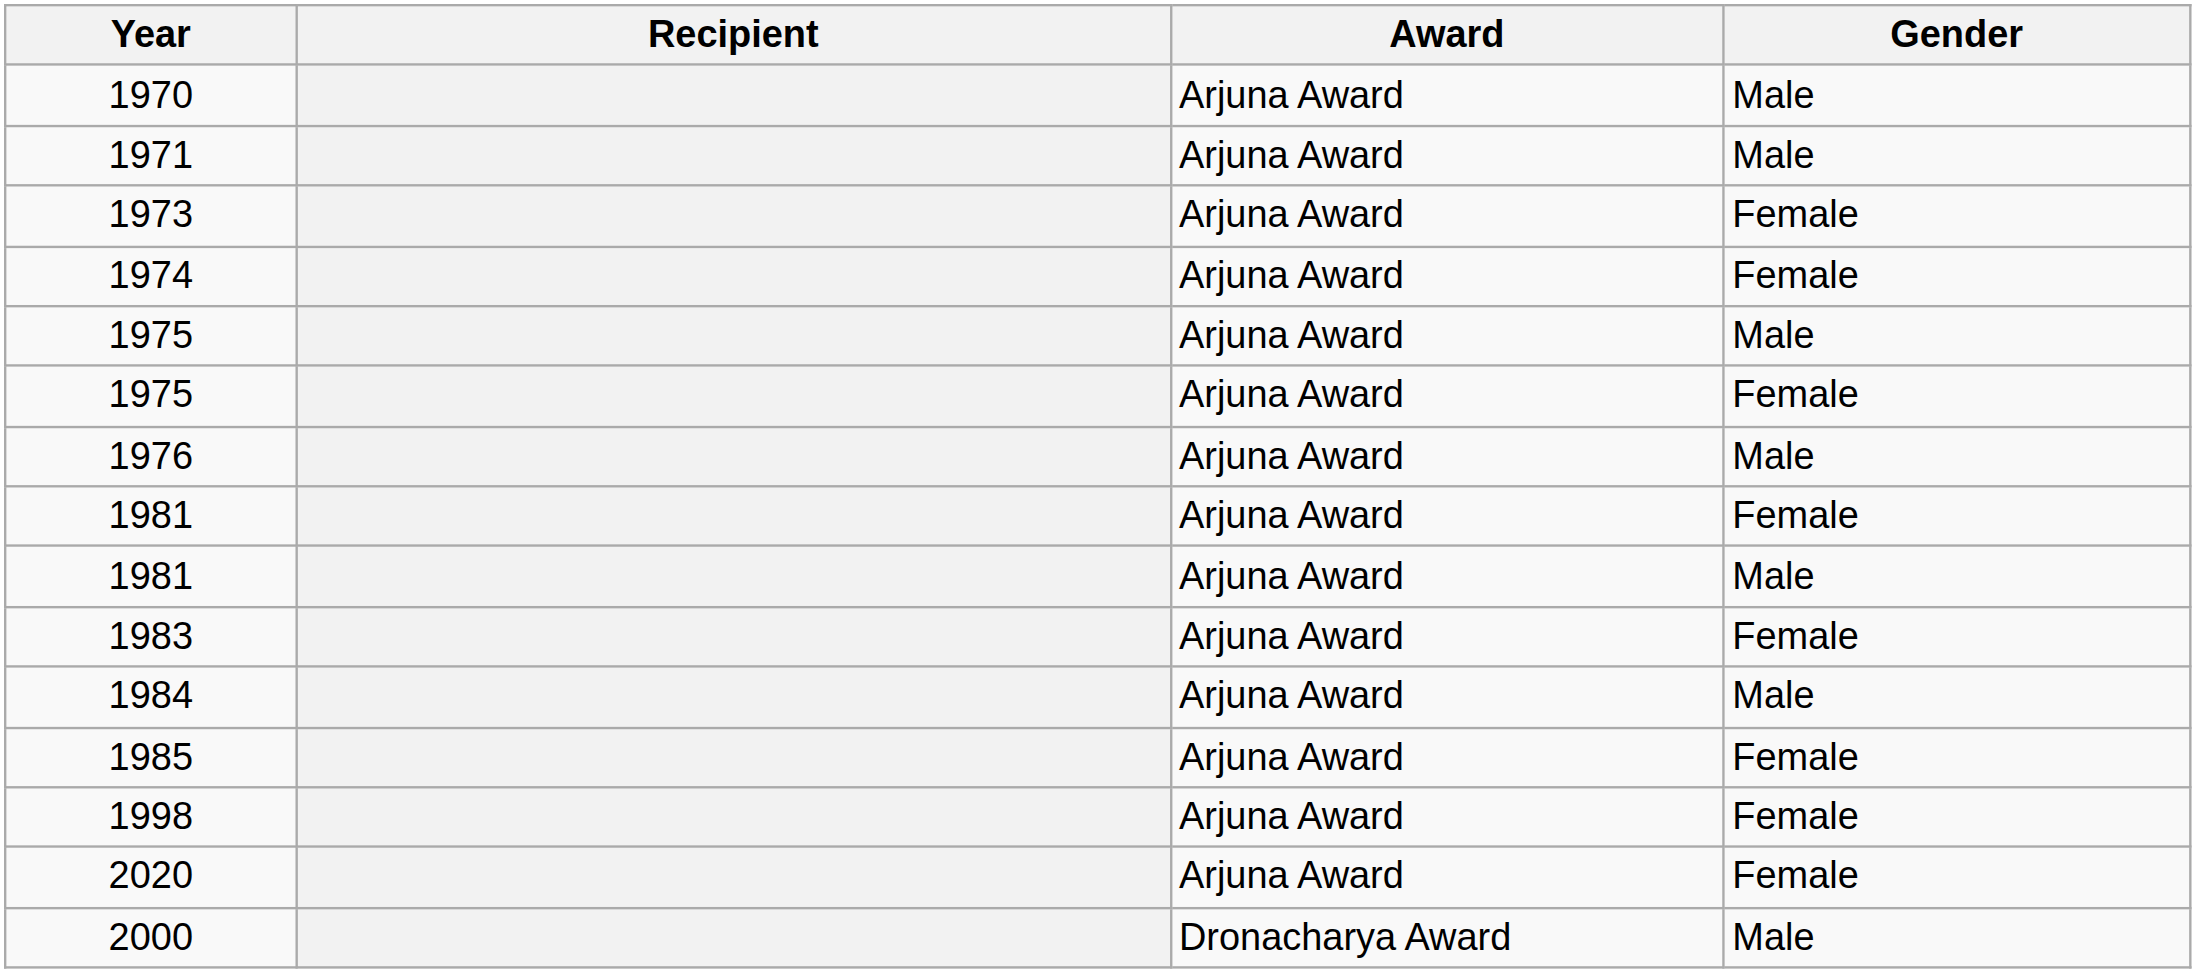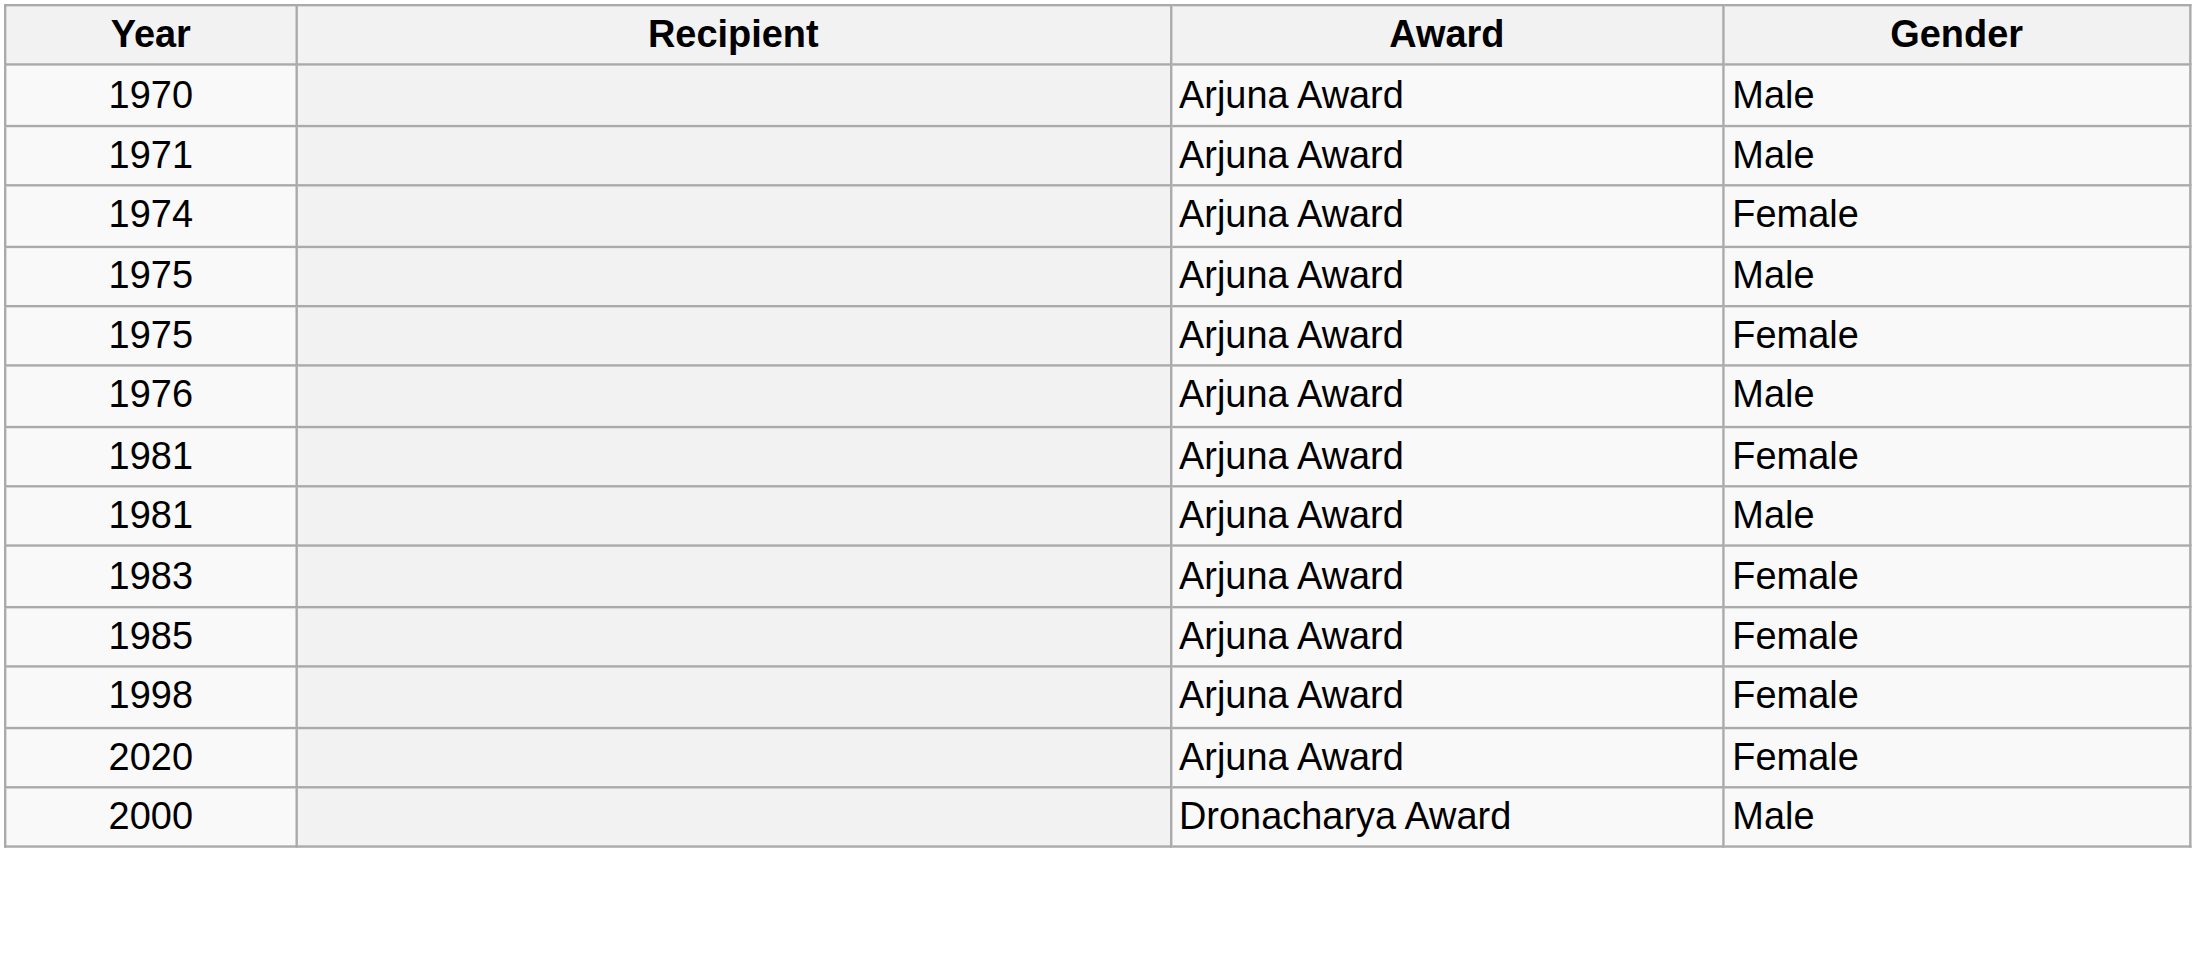- row: (151, 214)
- row: (151, 696)
